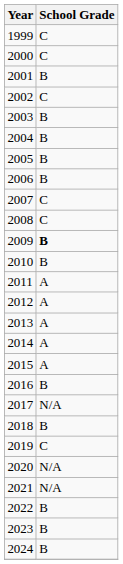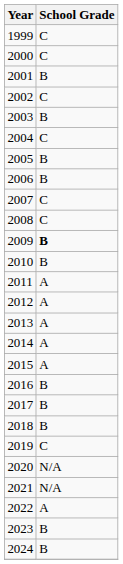(44, 138) B -> (44, 138) C
(50, 405) N/A -> (44, 405) B
(44, 508) B -> (44, 508) A
